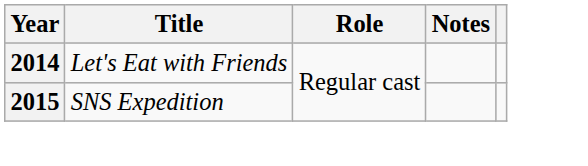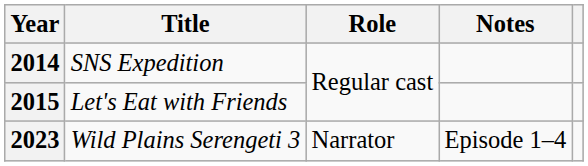(179, 62) Let's Eat with Friends -> (147, 62) SNS Expedition
(147, 101) SNS Expedition -> (179, 101) Let's Eat with Friends
+ row: (35, 140)
